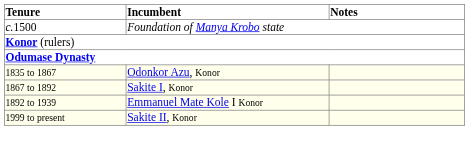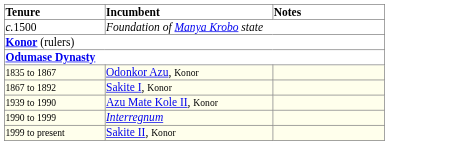- row: (31, 103)
+ row: (31, 103)
+ row: (31, 118)
